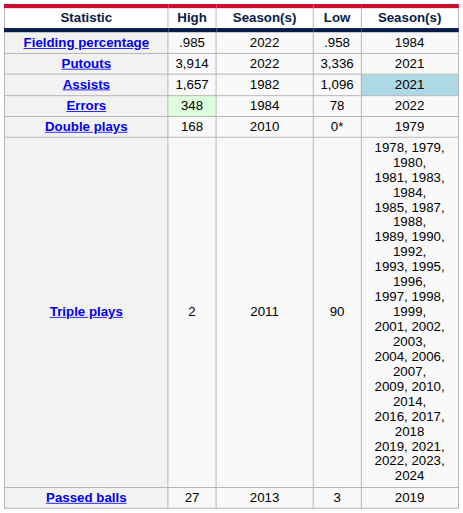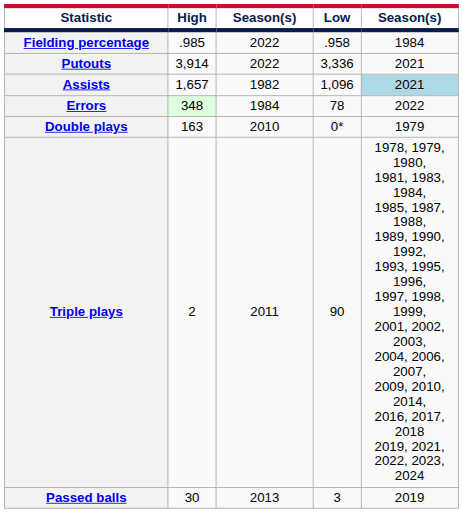(192, 126) 168 -> (192, 126) 163
(192, 497) 27 -> (192, 497) 30
